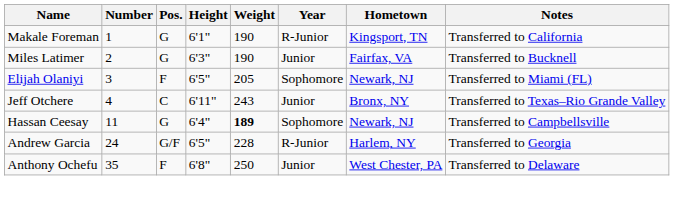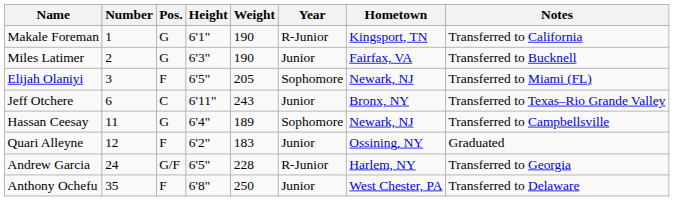(109, 100) 4 -> (109, 100) 6
(244, 121) bold -> (244, 121) normal
+ row: (45, 143)
